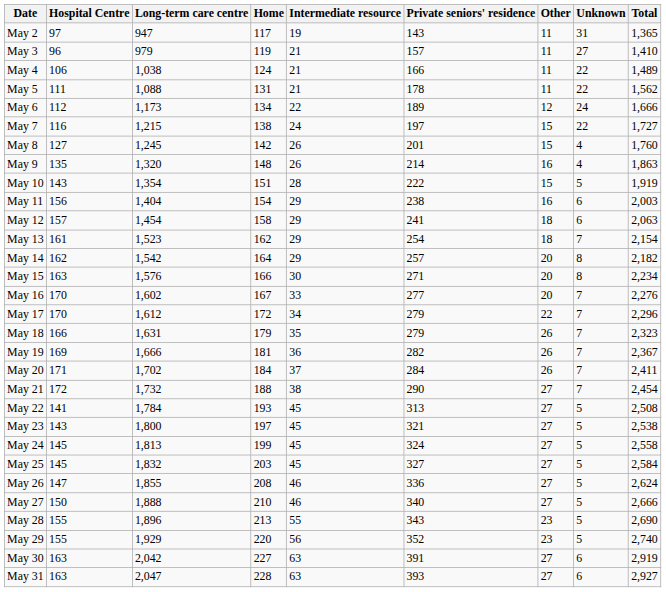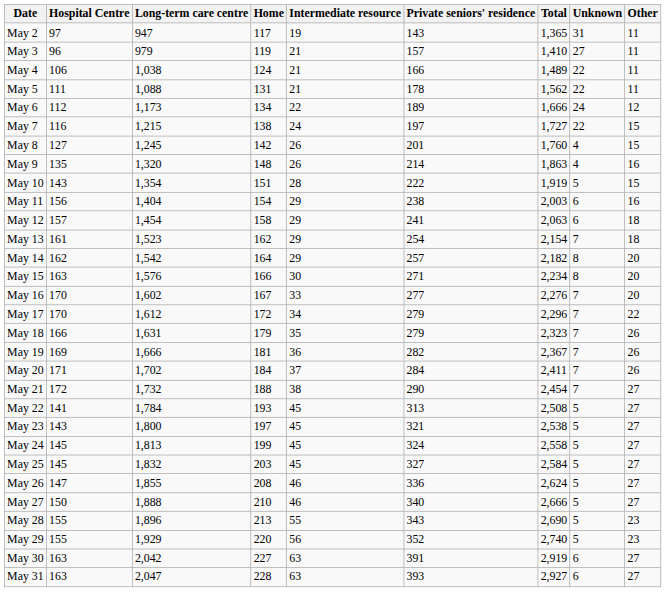columns swapped: (556, 13) <-> (644, 13)
